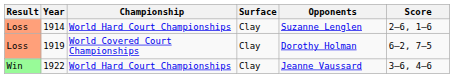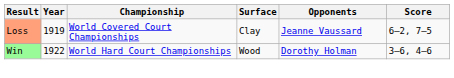- row: (54, 26)
(319, 46) Dorothy Holman -> (321, 31) Jeanne Vaussard
(250, 66) Clay -> (250, 51) Wood
(321, 66) Jeanne Vaussard -> (319, 51) Dorothy Holman
